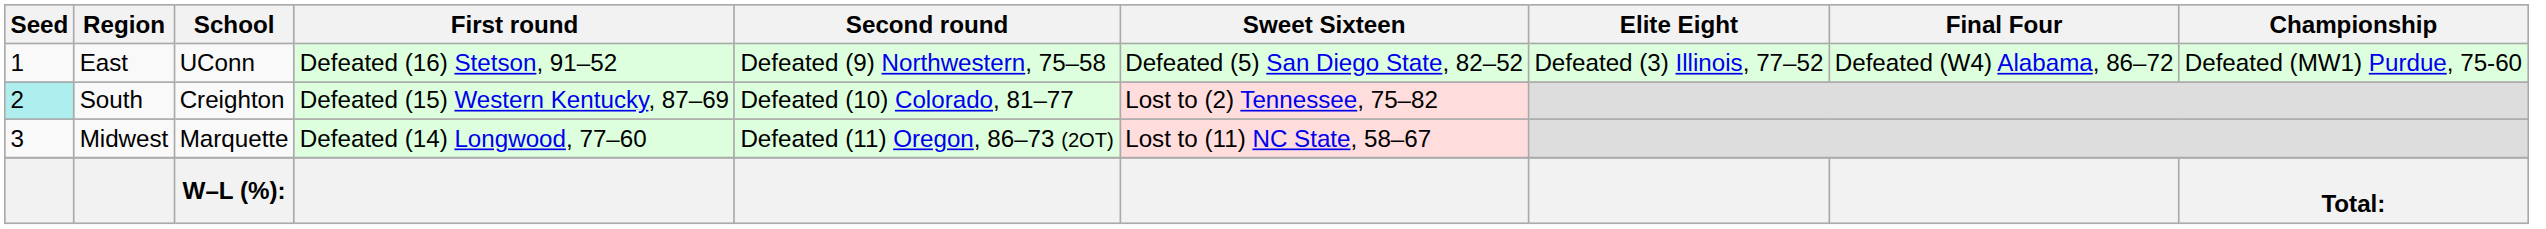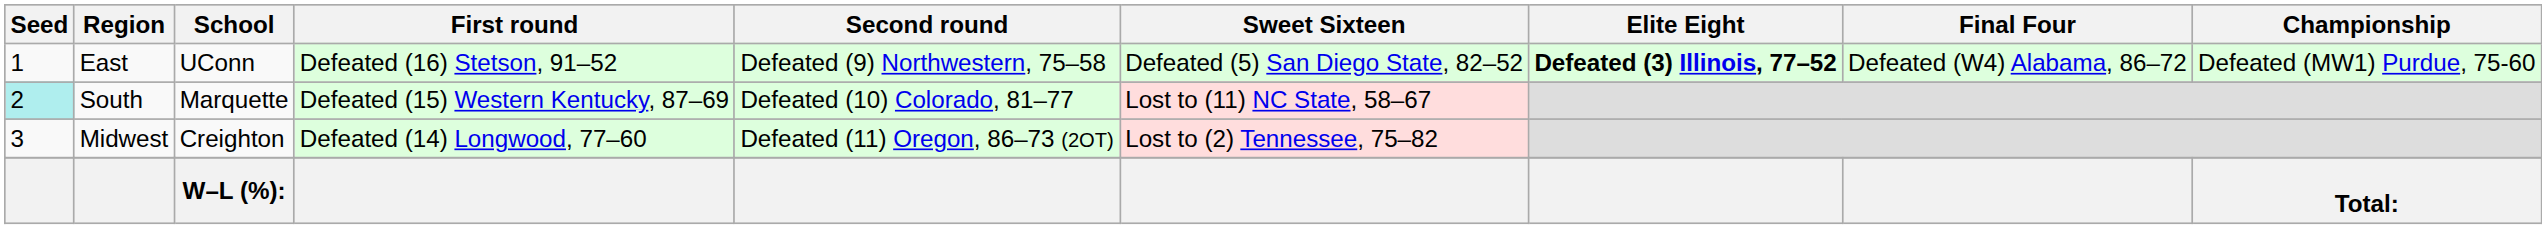(1679, 63) normal -> (1686, 63) bold
(232, 101) Creighton -> (234, 101) Marquette
(1282, 101) Lost to (2) Tennessee, 75–82 -> (1278, 101) Lost to (11) NC State, 58–67
(234, 139) Marquette -> (232, 139) Creighton
(1278, 139) Lost to (11) NC State, 58–67 -> (1282, 139) Lost to (2) Tennessee, 75–82
